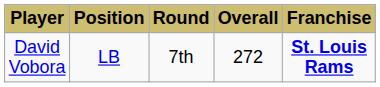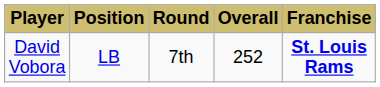(248, 57) 272 -> (248, 57) 252
